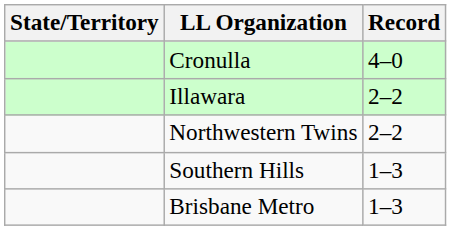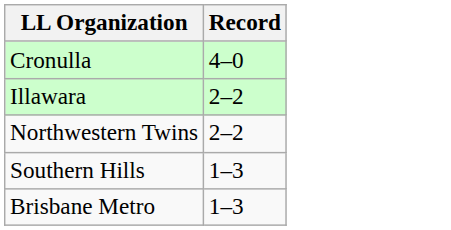- column: (84, 22)
